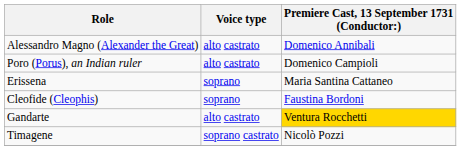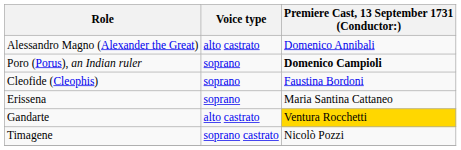(232, 63) alto castrato -> (222, 63) soprano
(331, 63) normal -> (333, 63) bold
rows swapped: (53, 99) <-> (27, 81)
